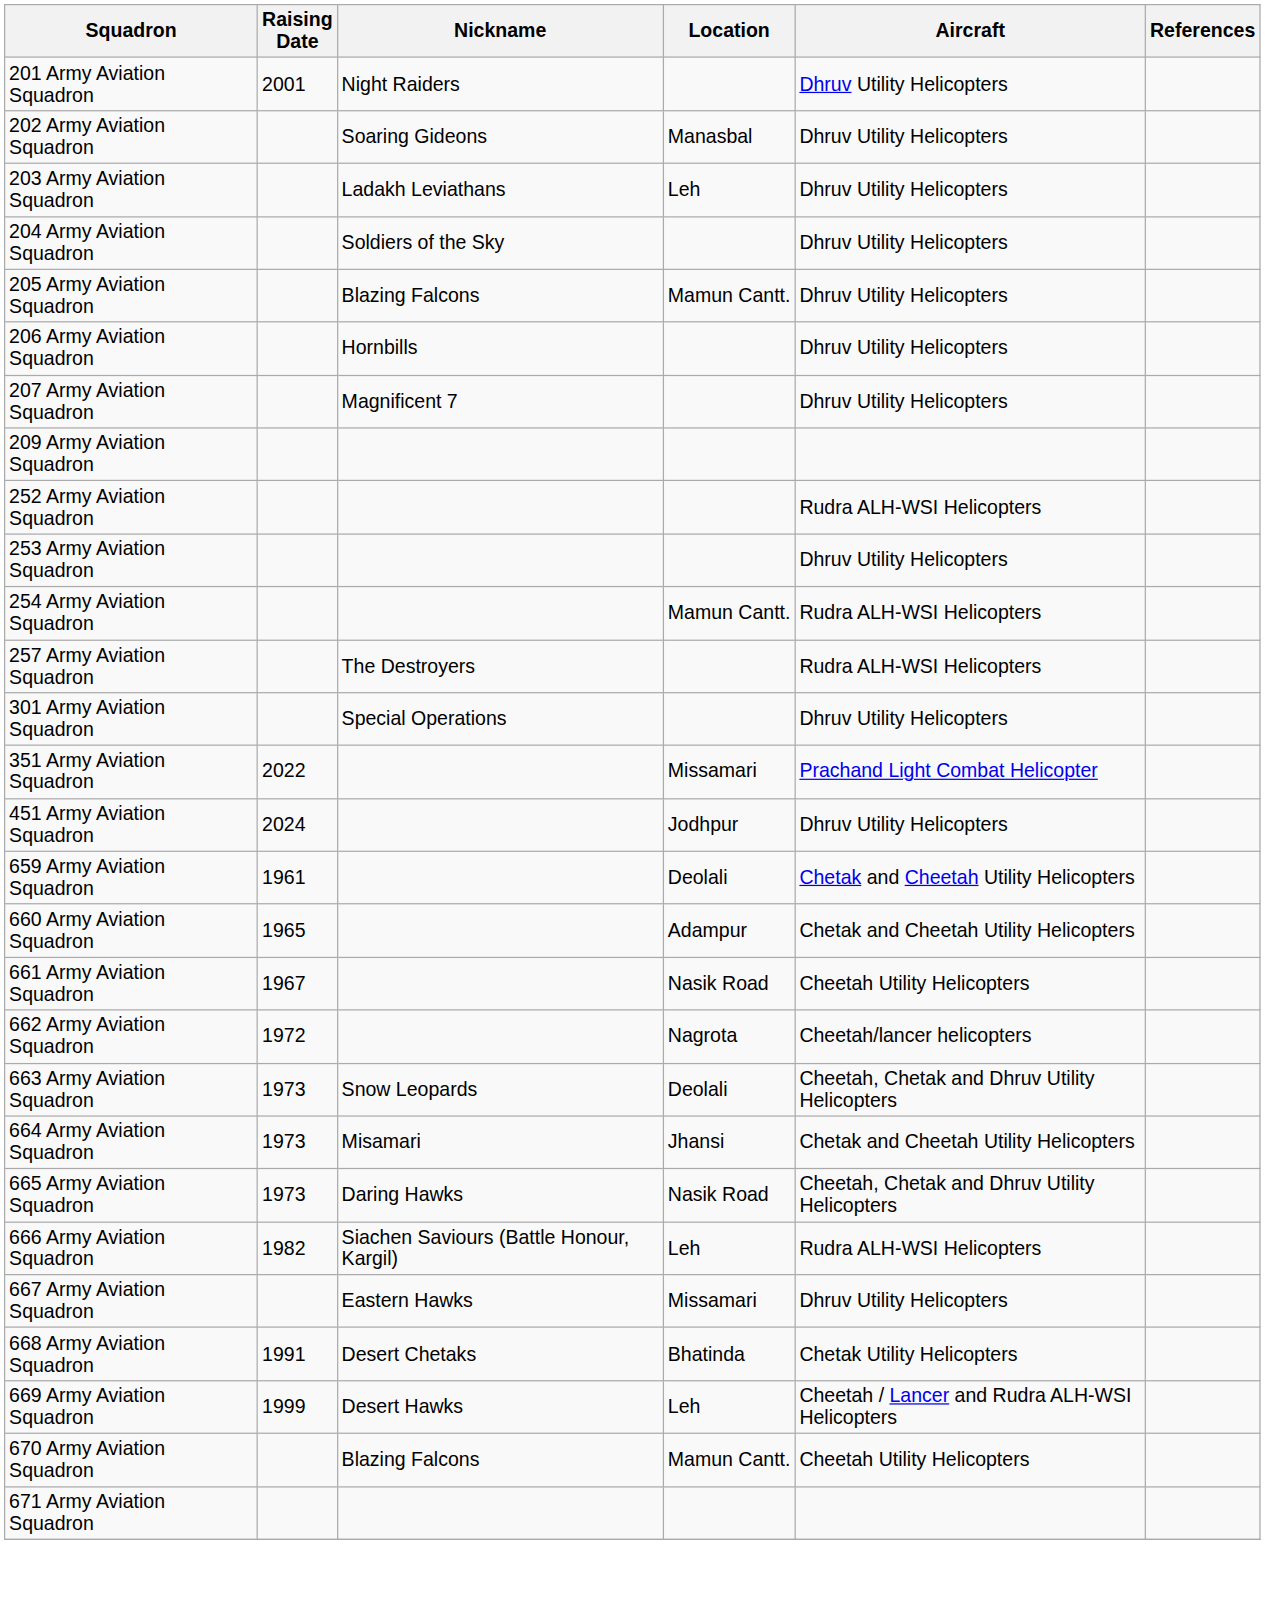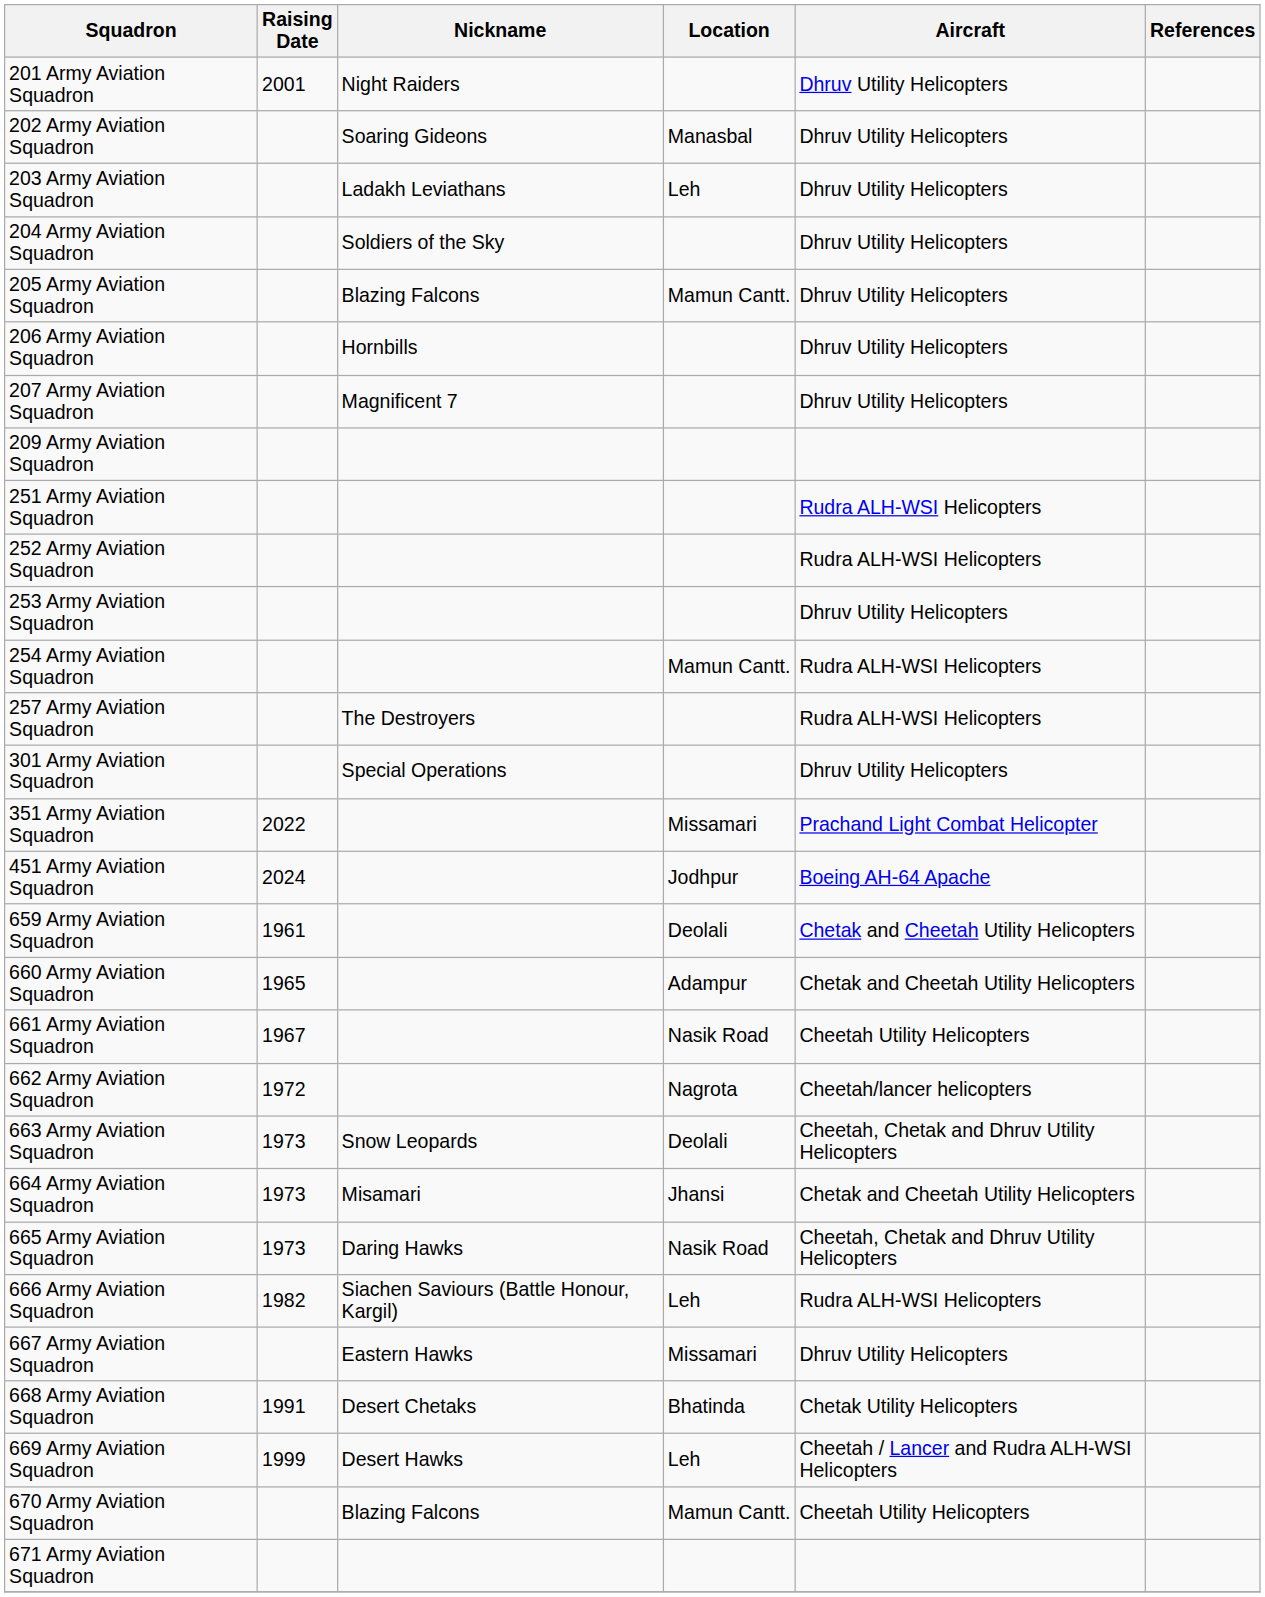+ row: (87, 507)
(904, 824) Dhruv Utility Helicopters -> (895, 877) Boeing AH-64 Apache
